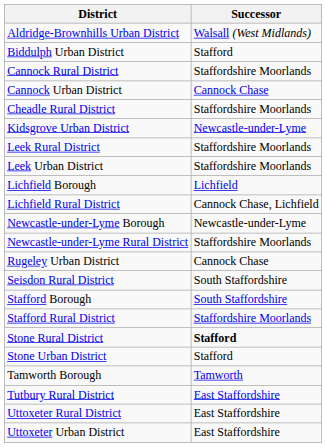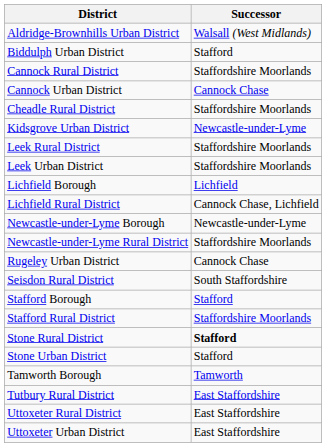(240, 299) South Staffordshire -> (213, 299) Stafford
